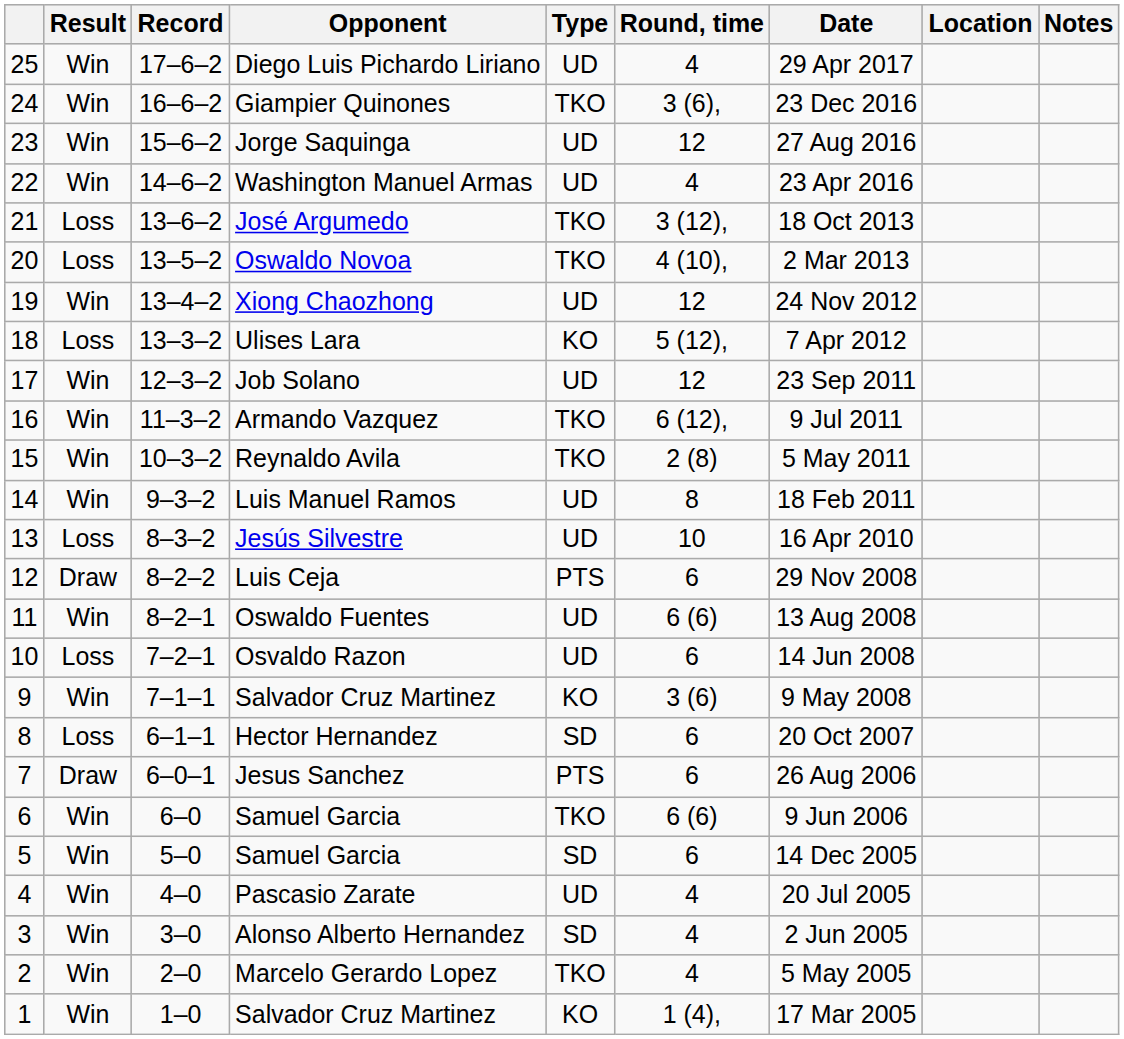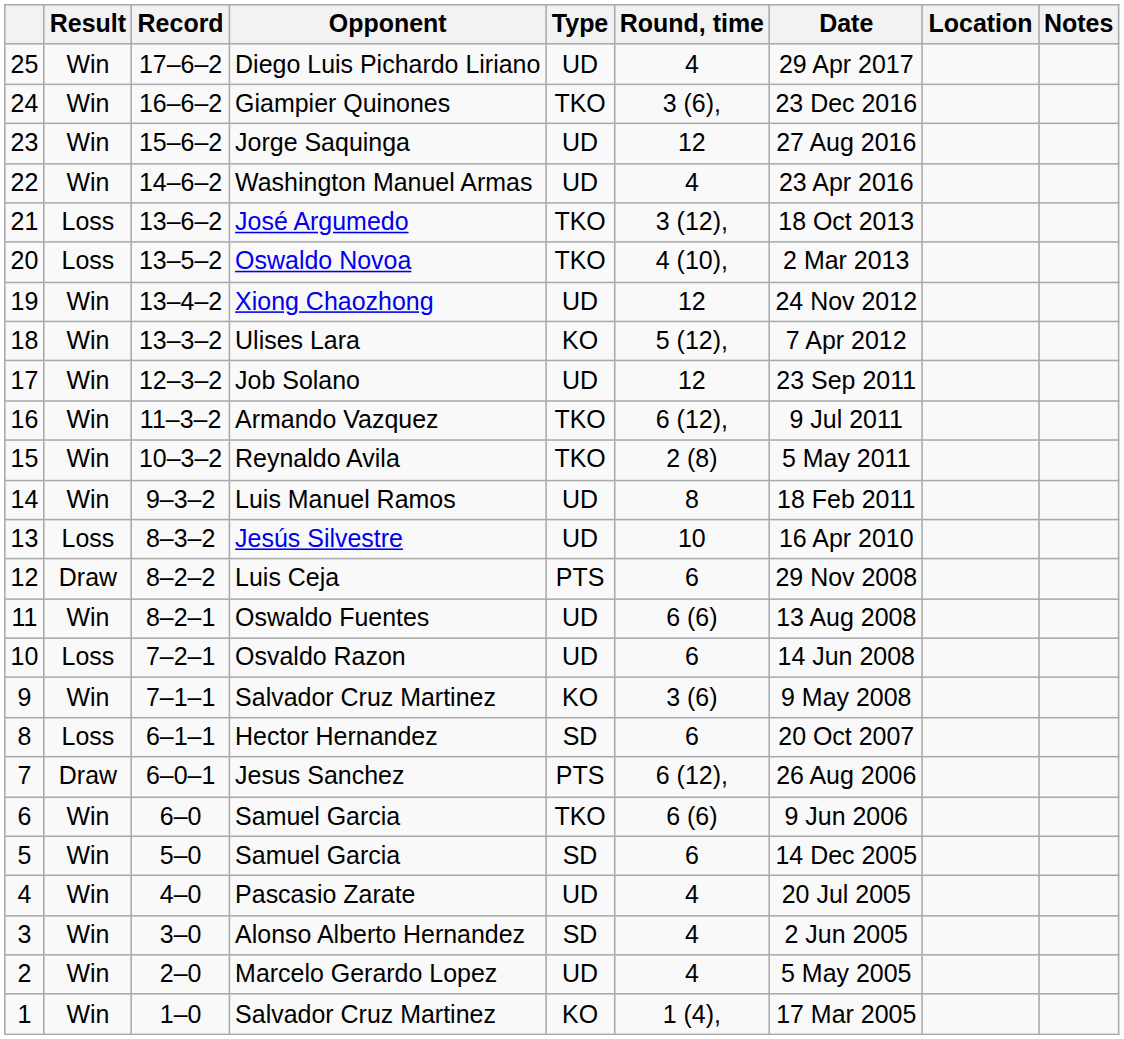(88, 340) Loss -> (88, 340) Win
(692, 776) 6 -> (692, 776) 6 (12),
(580, 974) TKO -> (580, 974) UD
